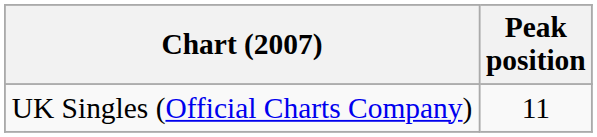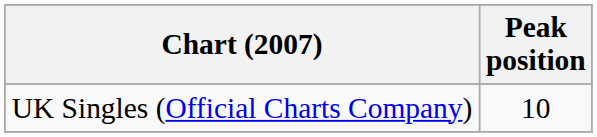(536, 107) 11 -> (536, 107) 10
